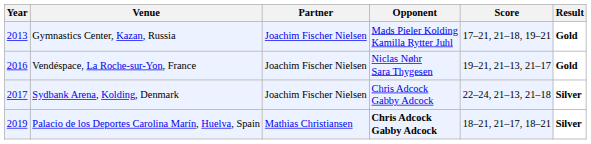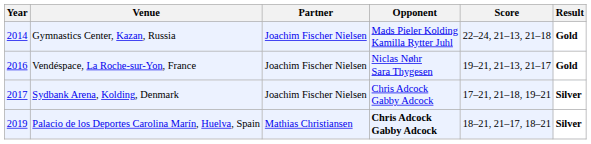(17, 36) 2013 -> (17, 36) 2014
(507, 36) 17–21, 21–18, 19–21 -> (507, 36) 22–24, 21–13, 21–18
(507, 95) 22–24, 21–13, 21–18 -> (507, 95) 17–21, 21–18, 19–21
